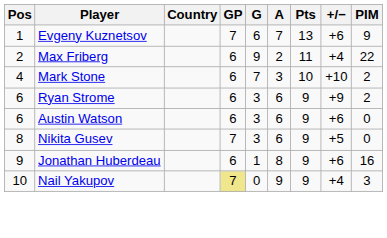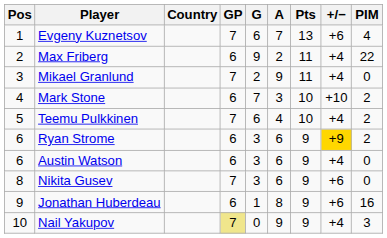(367, 35) 9 -> (367, 35) 4
+ row: (86, 77)
+ row: (88, 118)
(336, 98) no background -> (336, 139) gold background
(336, 118) +6 -> (336, 160) +4
(336, 139) +5 -> (336, 181) +6
